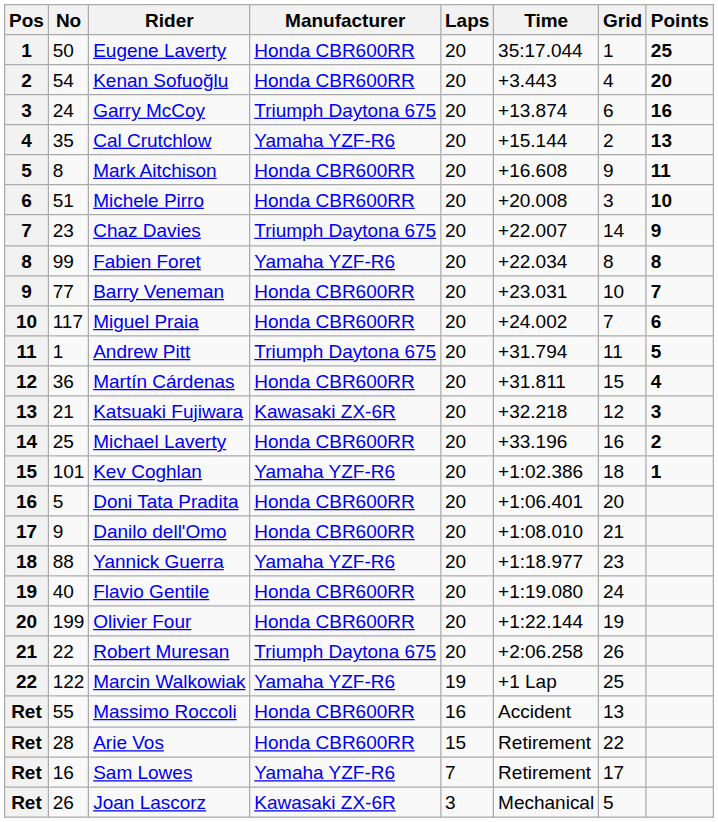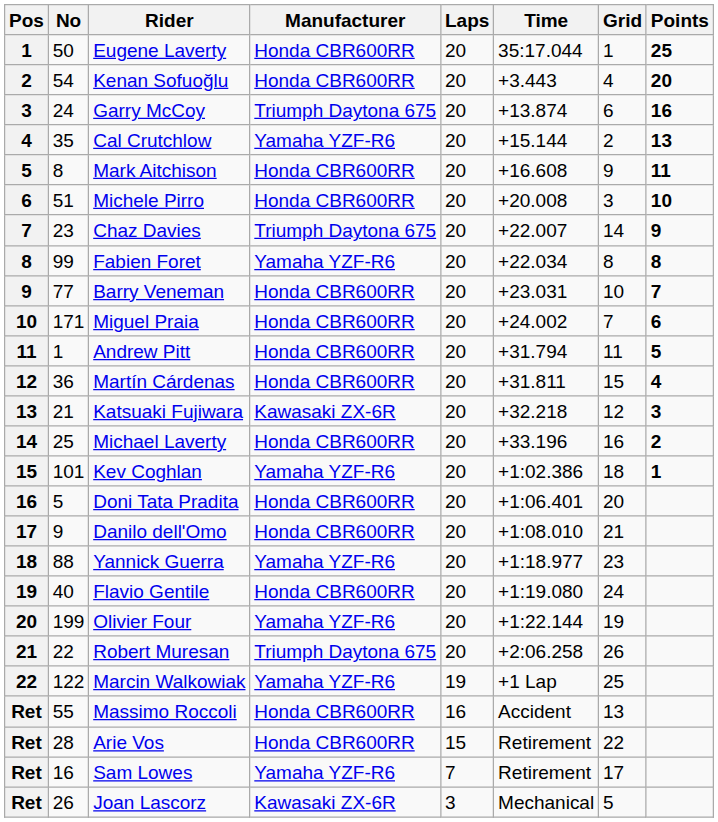(68, 321) 117 -> (69, 321) 171
(345, 351) Triumph Daytona 675 -> (334, 351) Honda CBR600RR
(334, 621) Honda CBR600RR -> (325, 621) Yamaha YZF-R6
